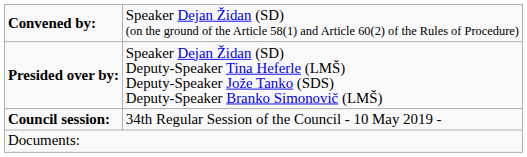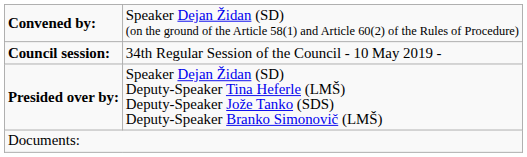rows swapped: (59, 119) <-> (63, 75)
